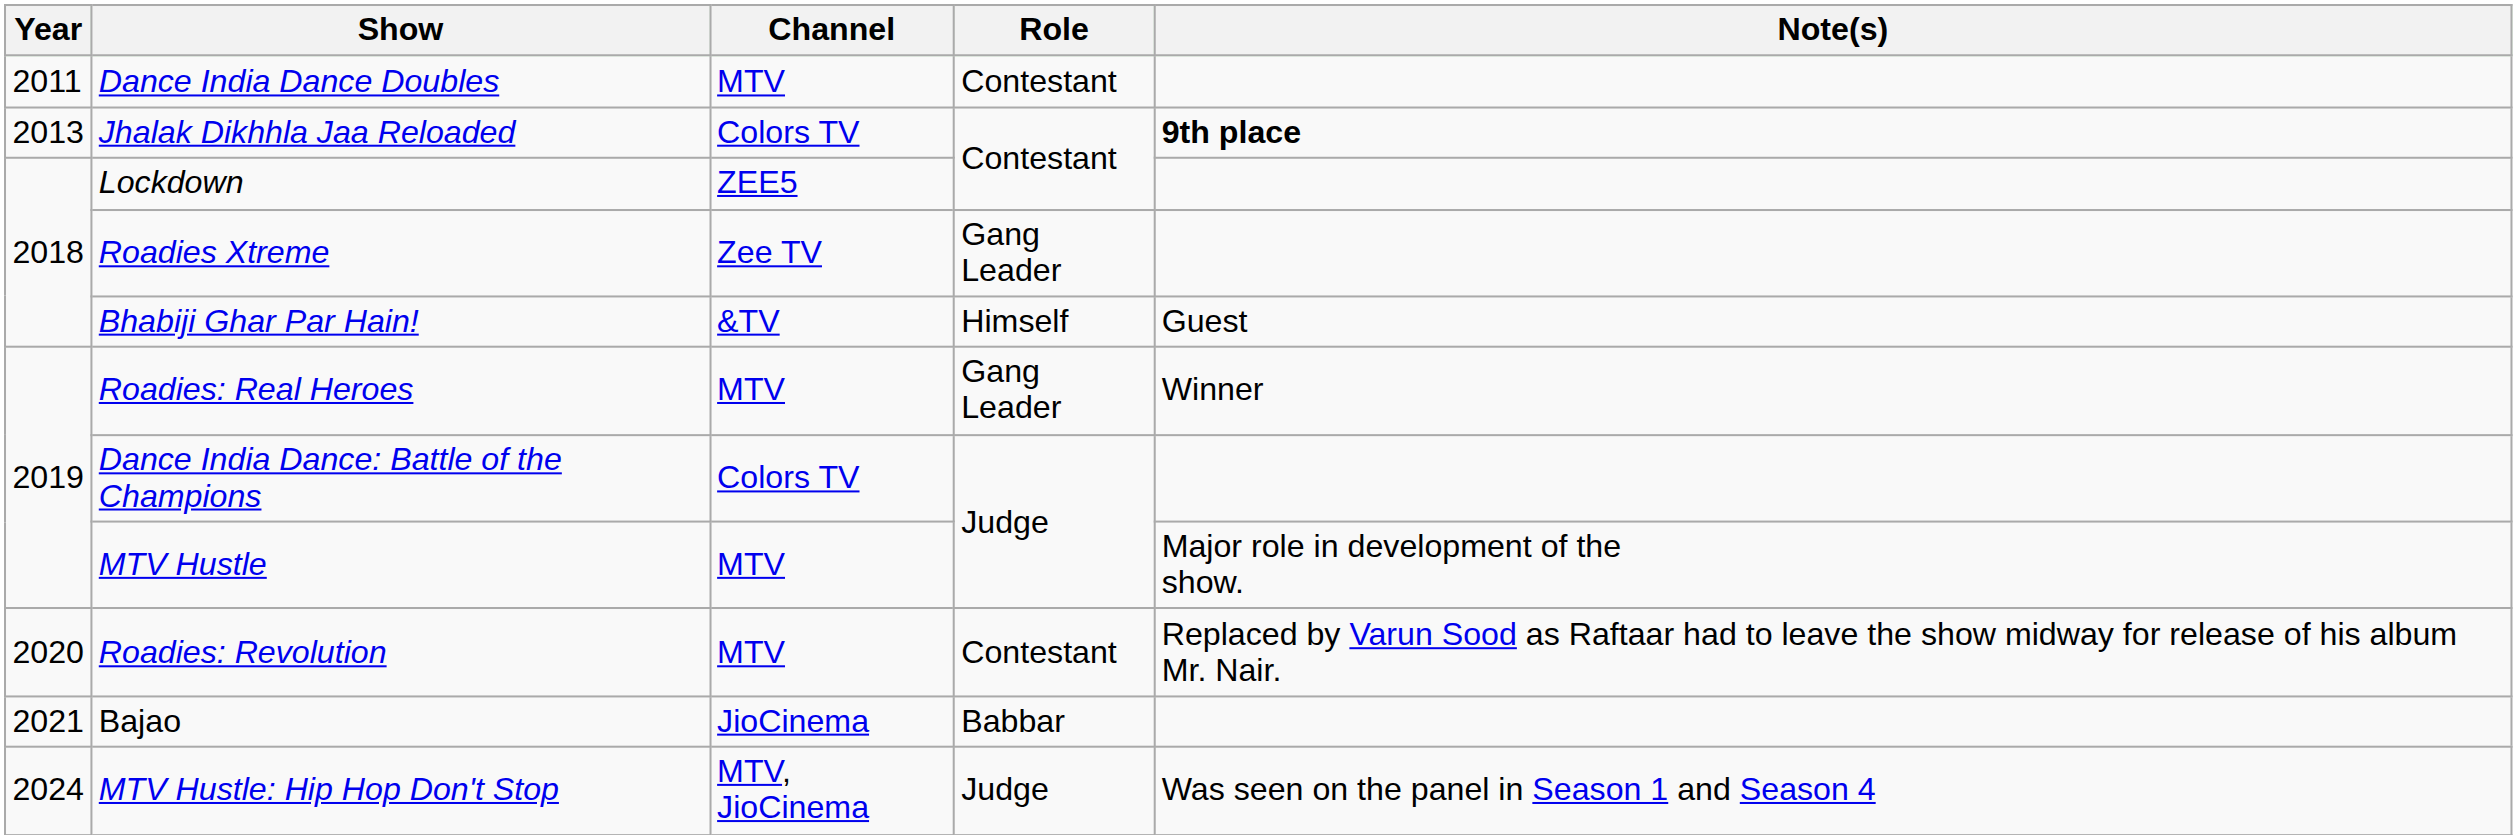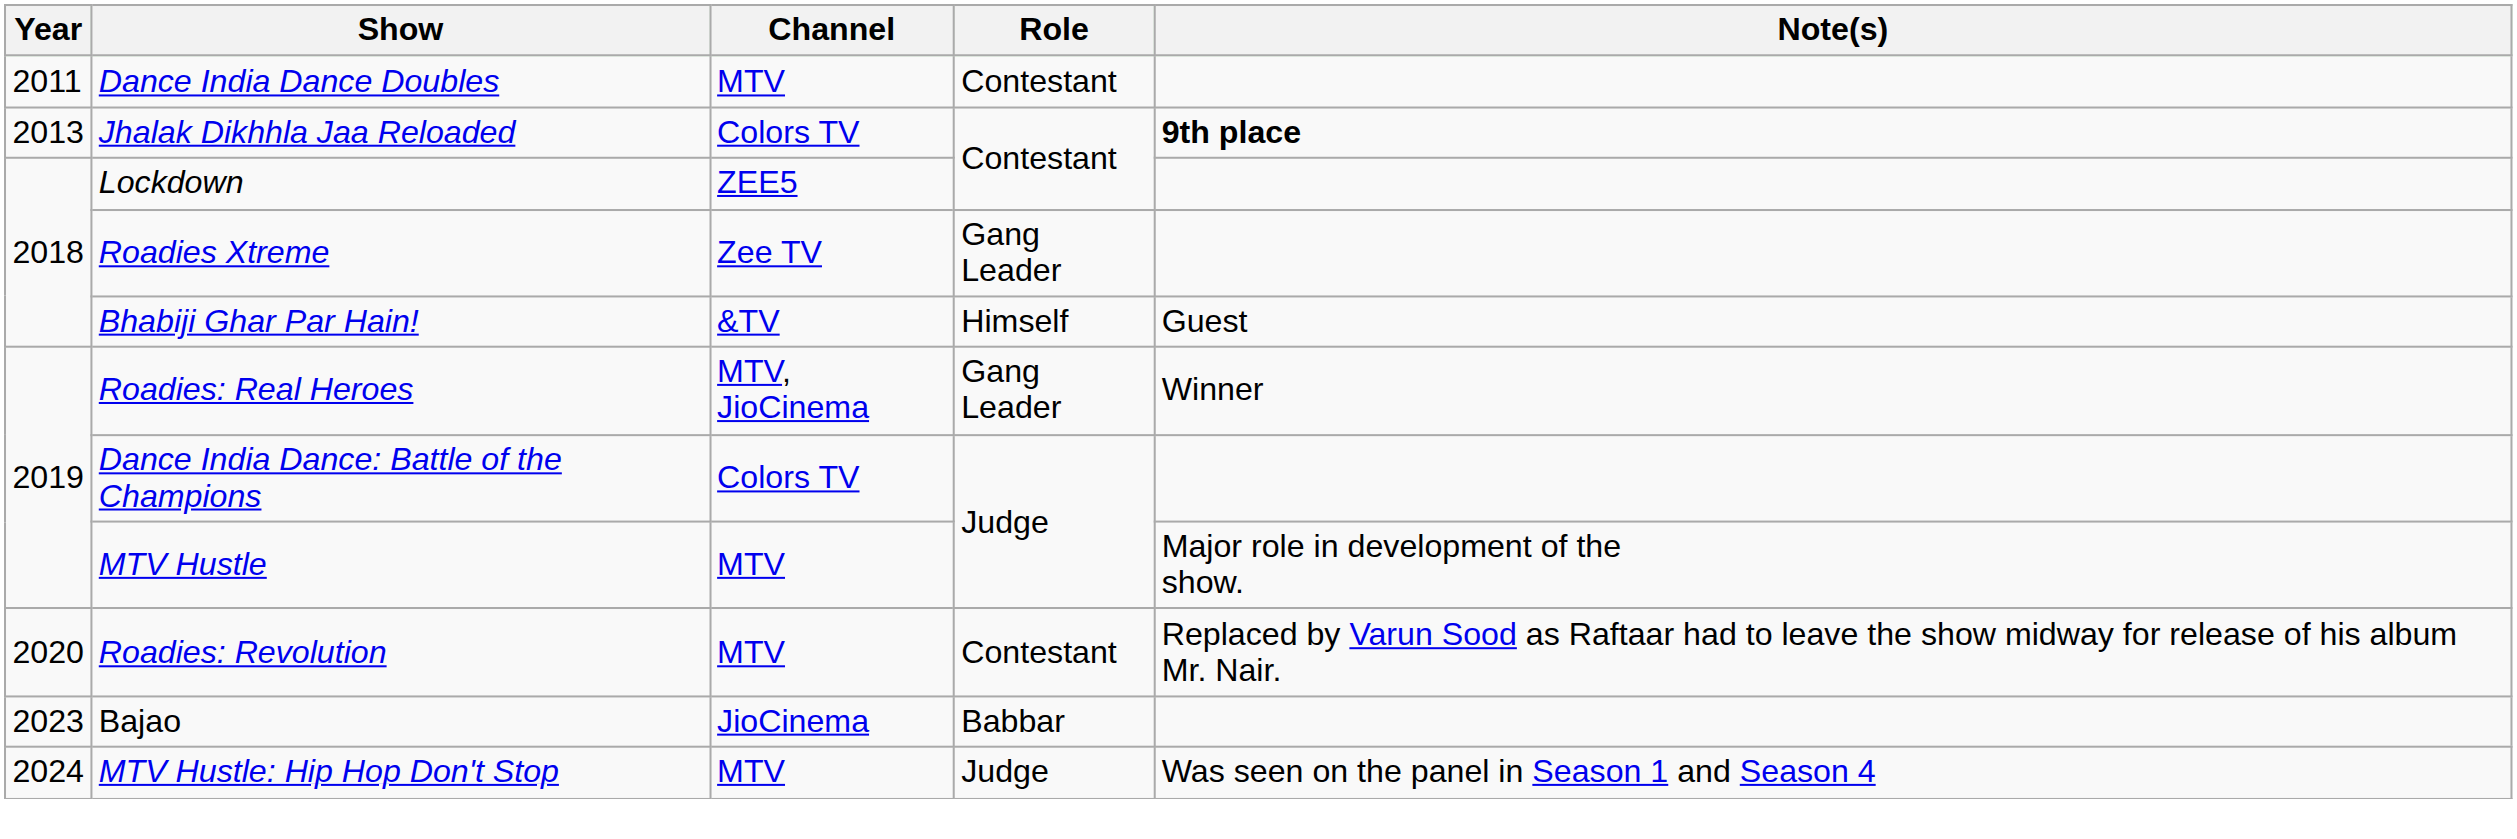(751, 390) MTV -> (793, 390) MTV, JioCinema
(48, 720) 2021 -> (48, 720) 2023
(793, 790) MTV, JioCinema -> (751, 771) MTV
